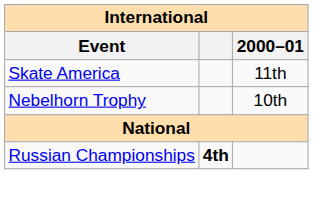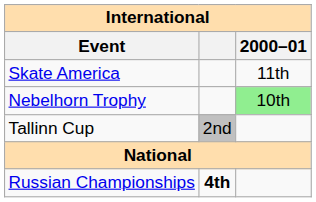(270, 100) no background -> (273, 100) lightgreen background
+ row: (51, 127)
